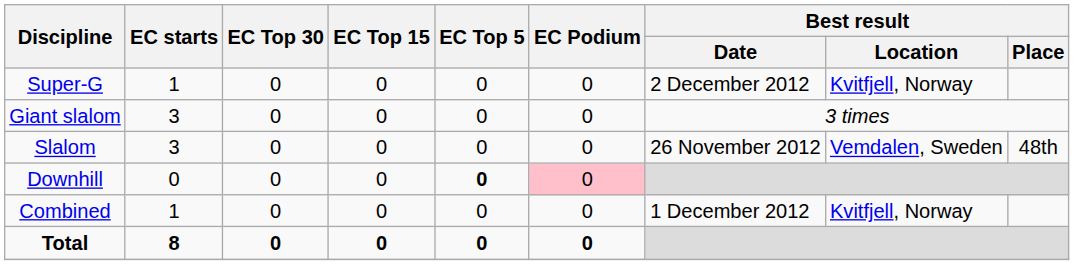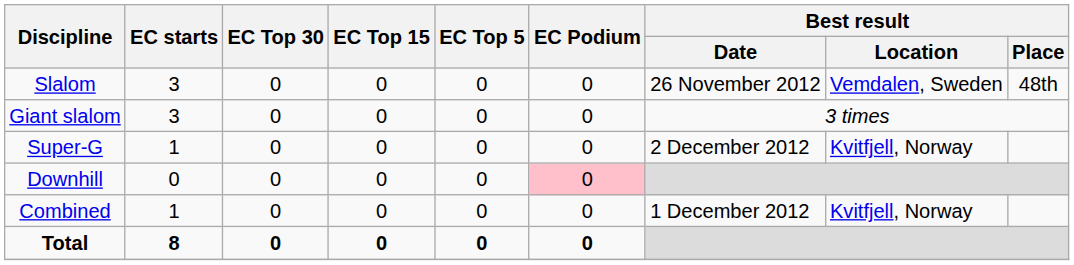rows swapped: (65, 148) <-> (65, 84)
(482, 180) bold -> (482, 180) normal
